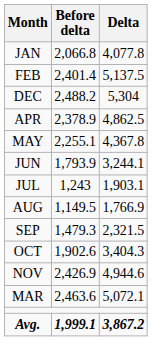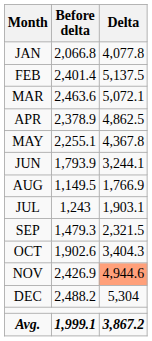rows swapped: (28, 296) <-> (28, 97)
rows swapped: (28, 185) <-> (28, 207)
(123, 274) no background -> (123, 274) lightsalmon background
